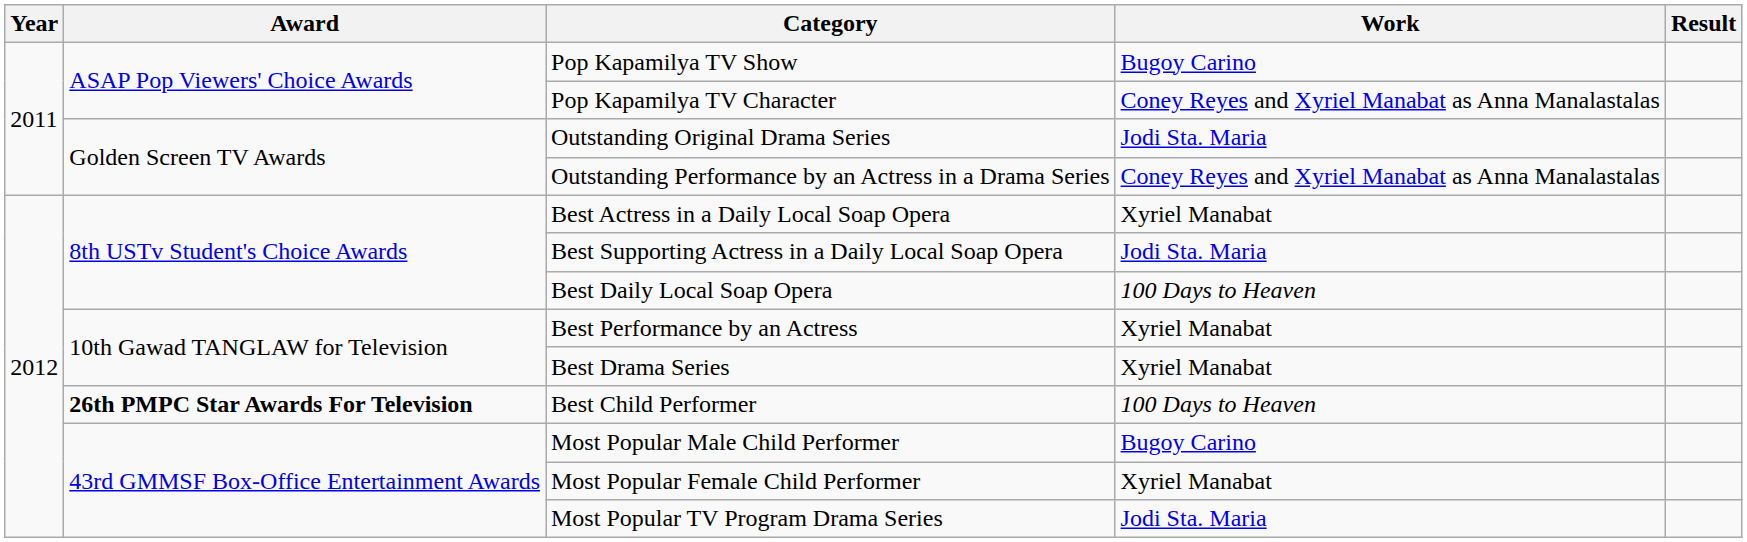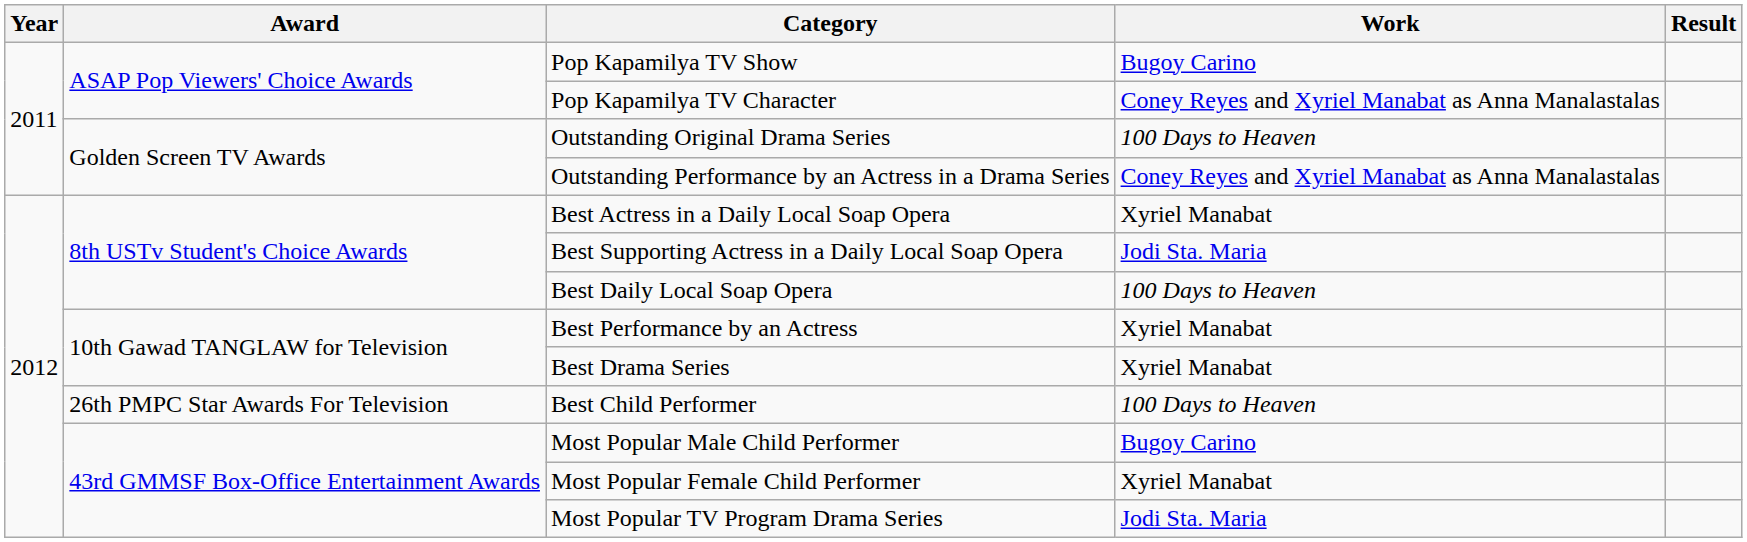(1194, 137) Jodi Sta. Maria -> (1218, 137) 100 Days to Heaven
(271, 404) bold -> (259, 404) normal
